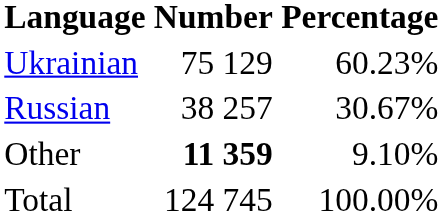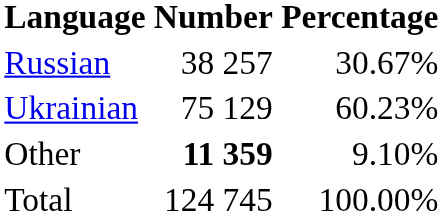rows swapped: (71, 62) <-> (57, 108)
